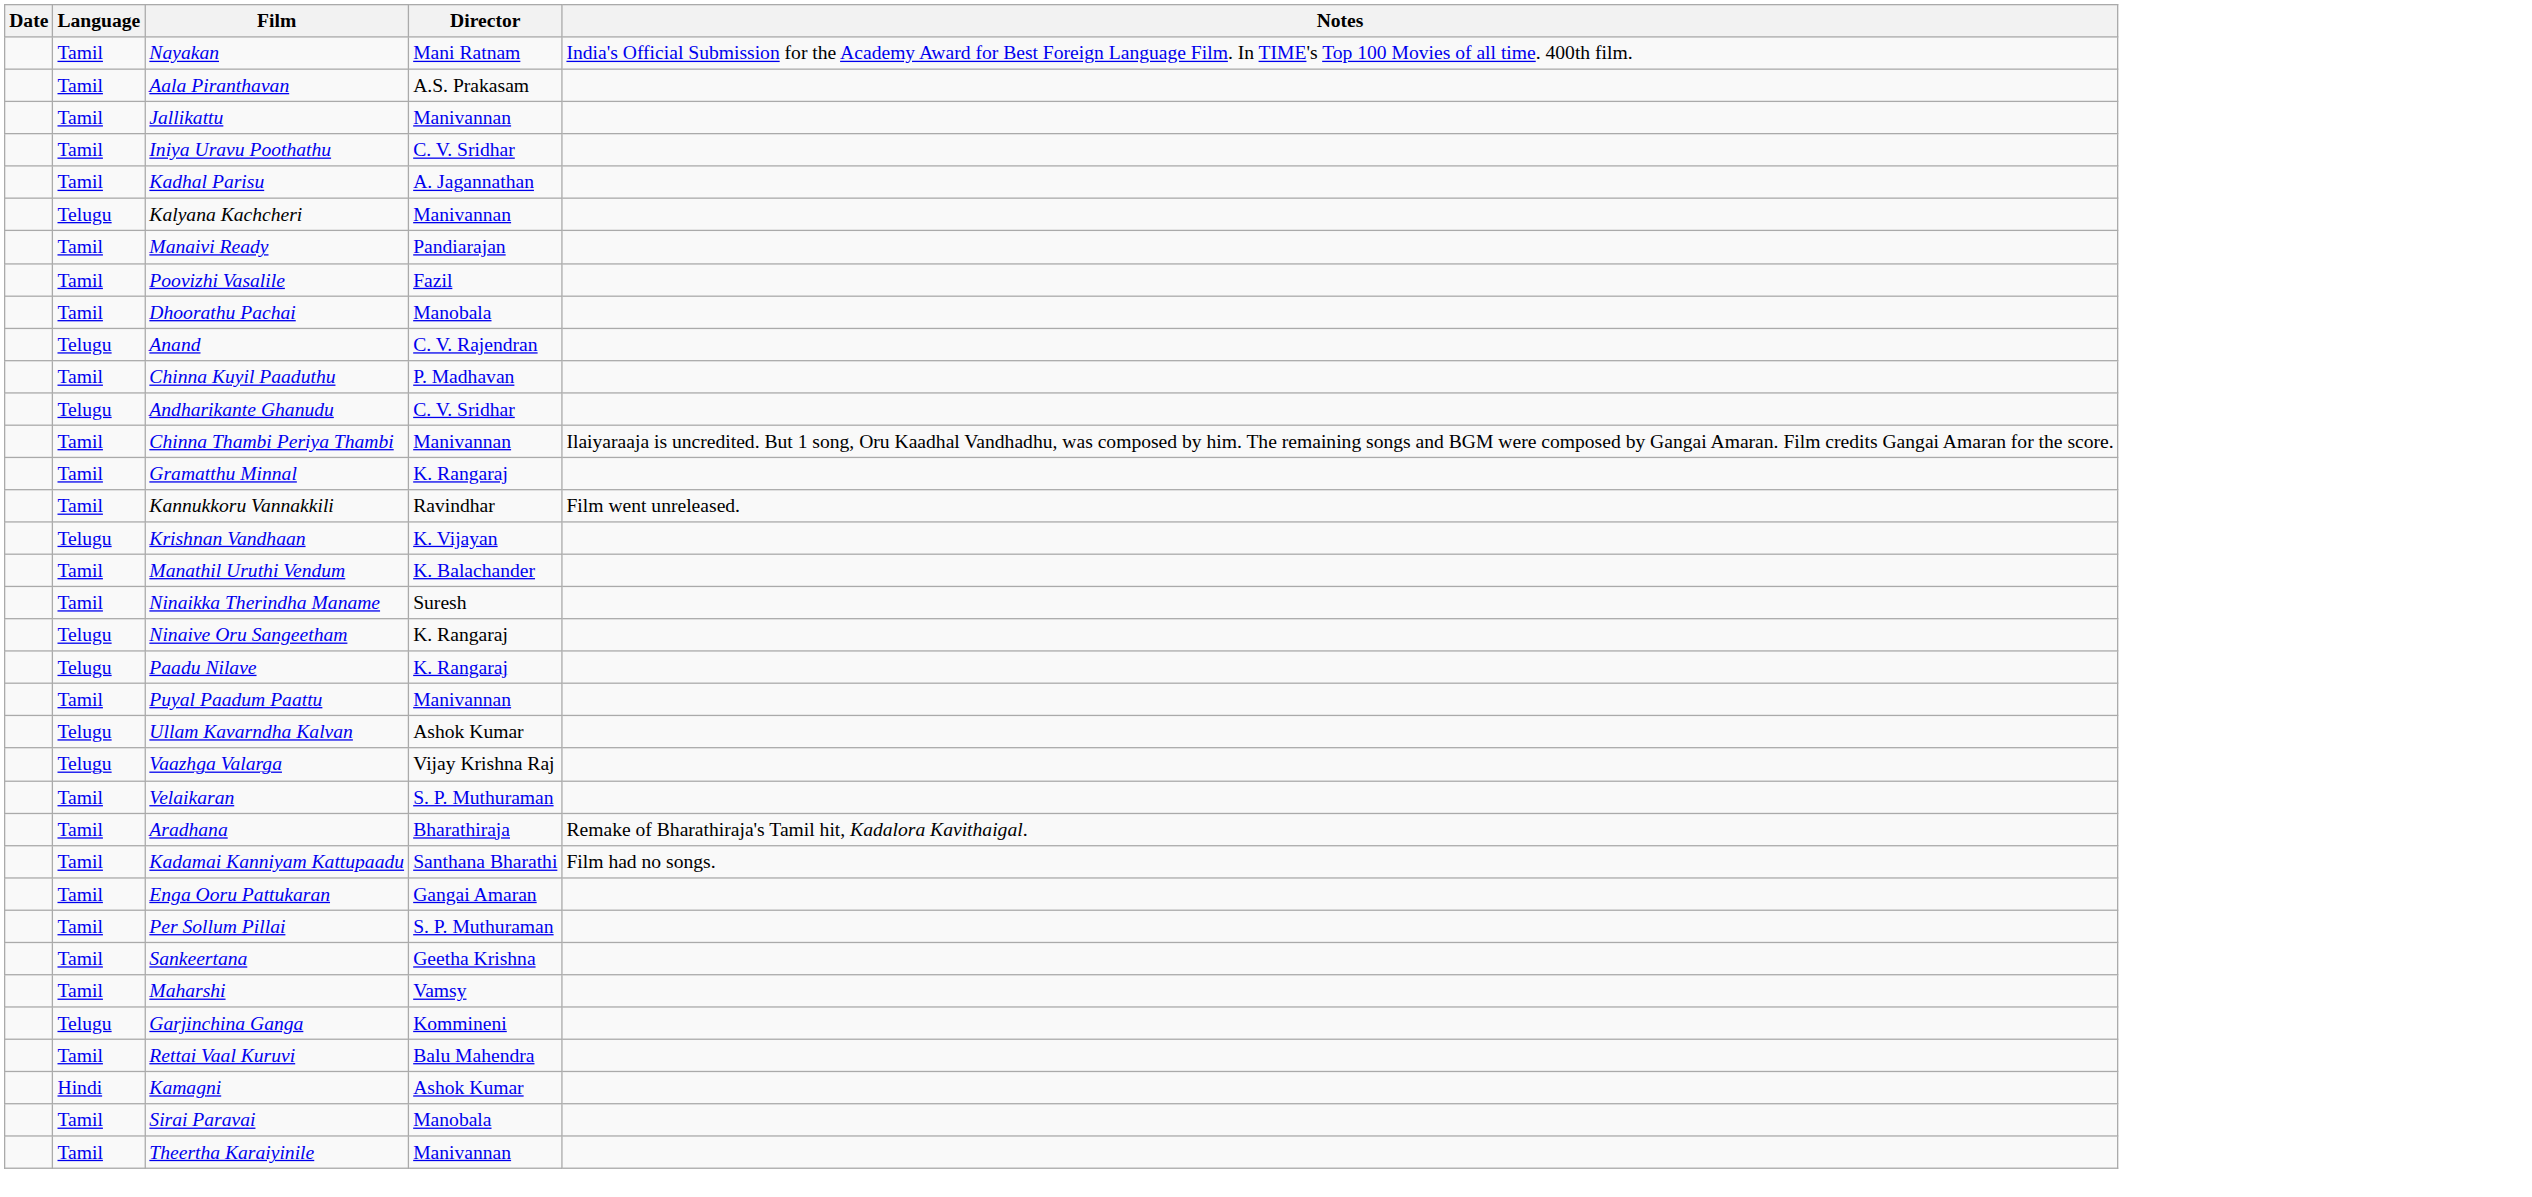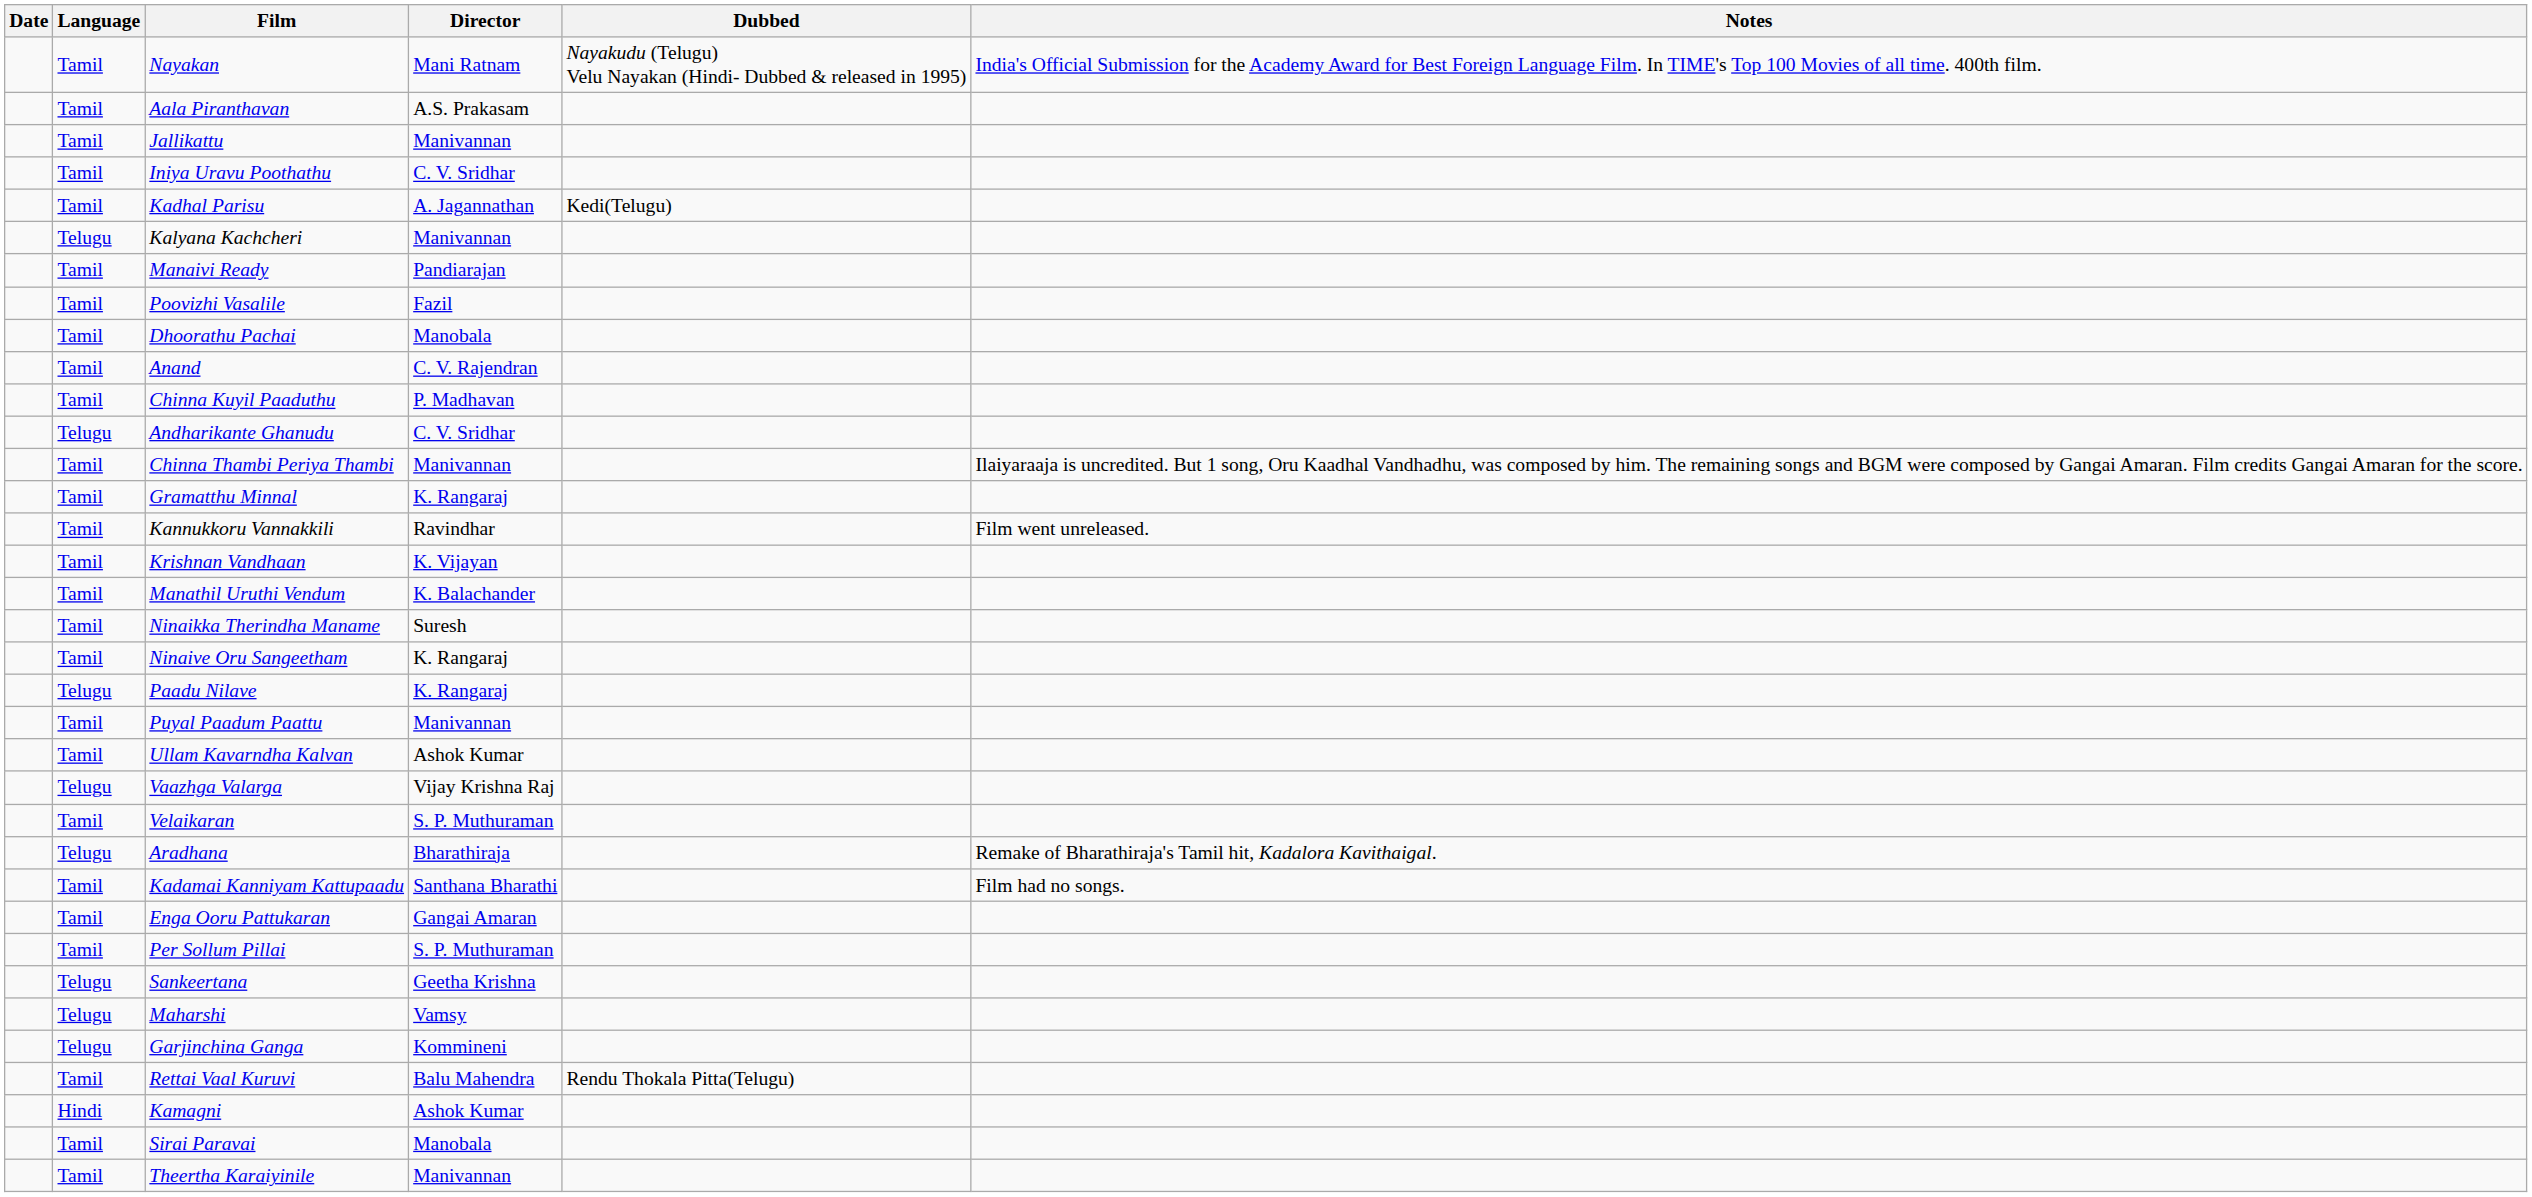+ column: (766, 20)
(85, 344) Telugu -> (80, 367) Tamil
(85, 538) Telugu -> (80, 561) Tamil
(85, 635) Telugu -> (80, 658) Tamil
(85, 732) Telugu -> (80, 755) Tamil
(80, 829) Tamil -> (85, 852) Telugu
(80, 958) Tamil -> (85, 981) Telugu
(80, 990) Tamil -> (85, 1013) Telugu
